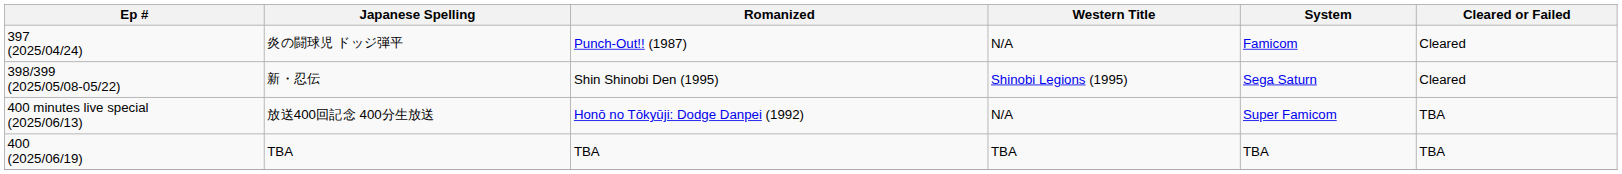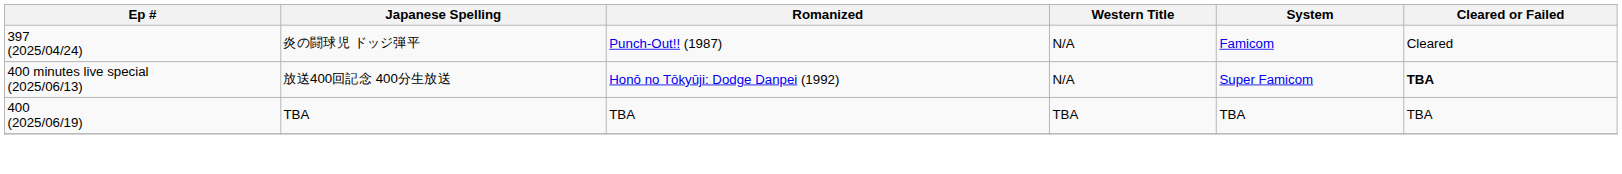- row: (294, 79)
(1432, 115) normal -> (1420, 79) bold
